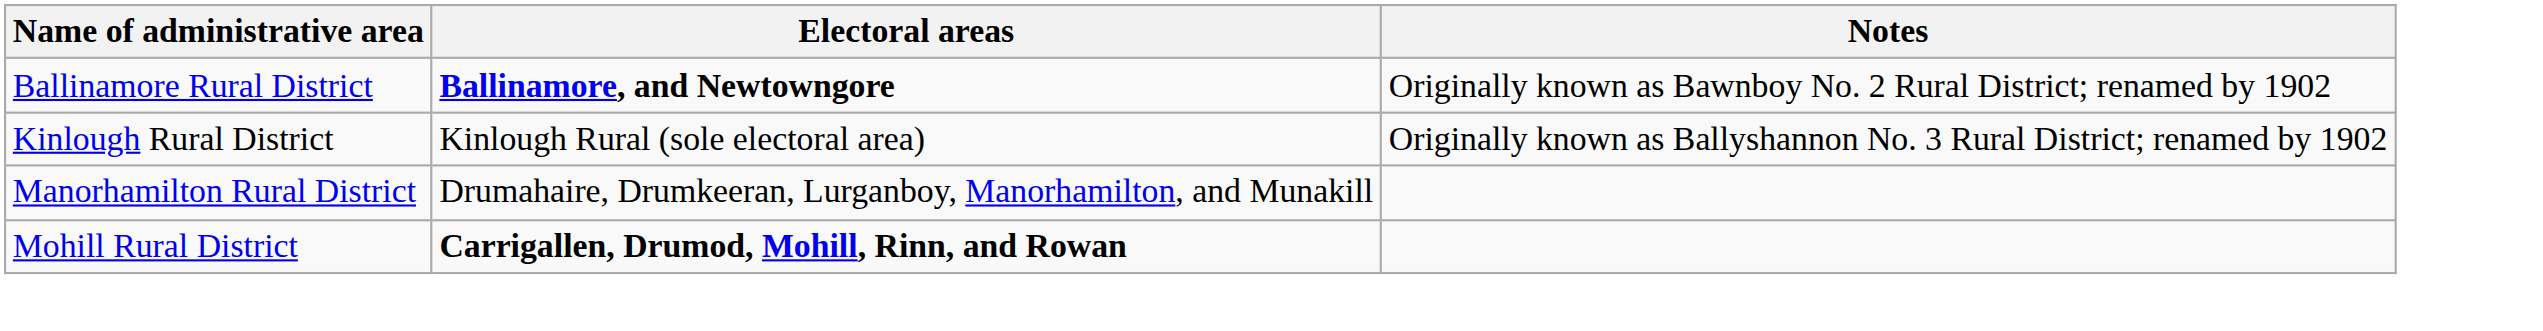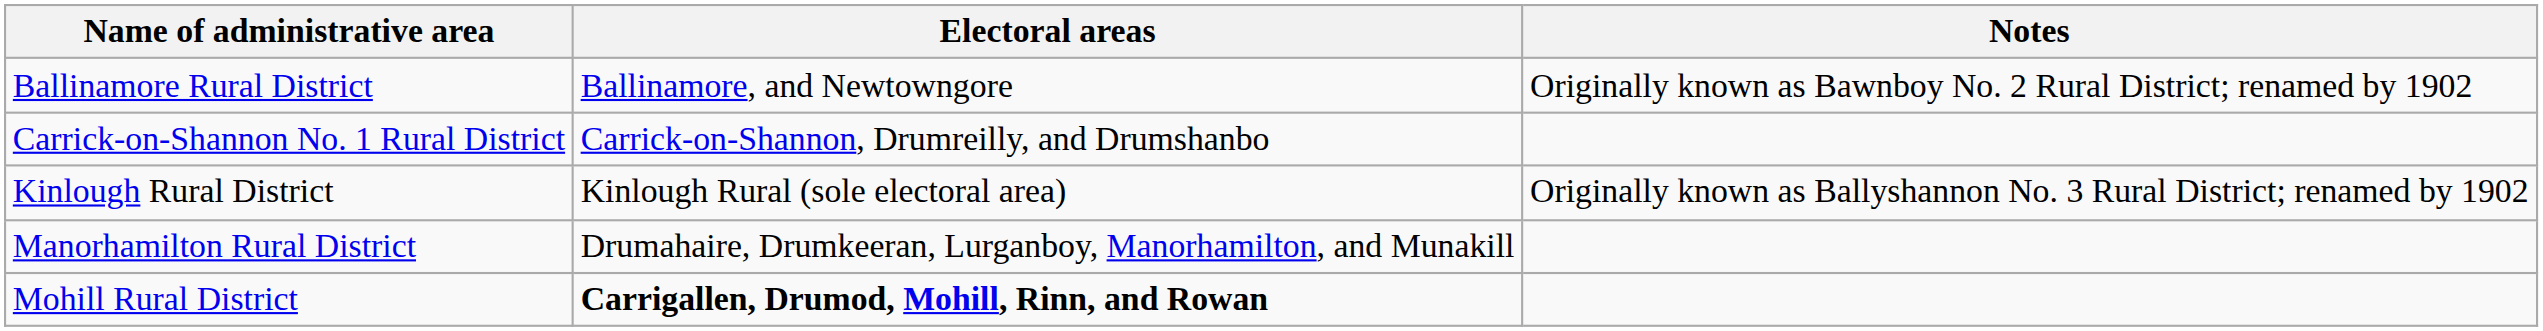(667, 84) bold -> (797, 84) normal
+ row: (289, 138)
